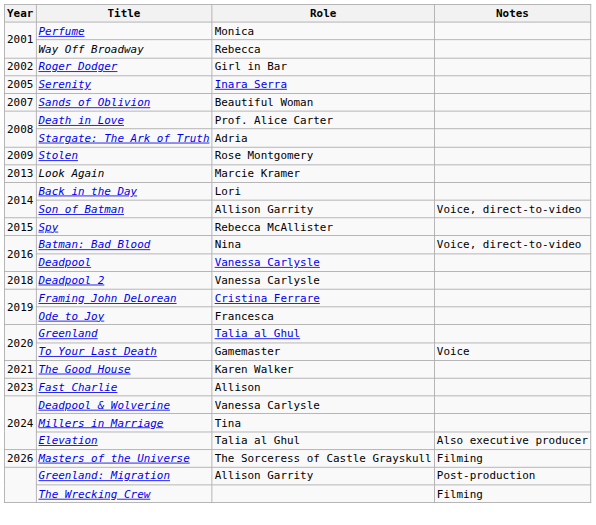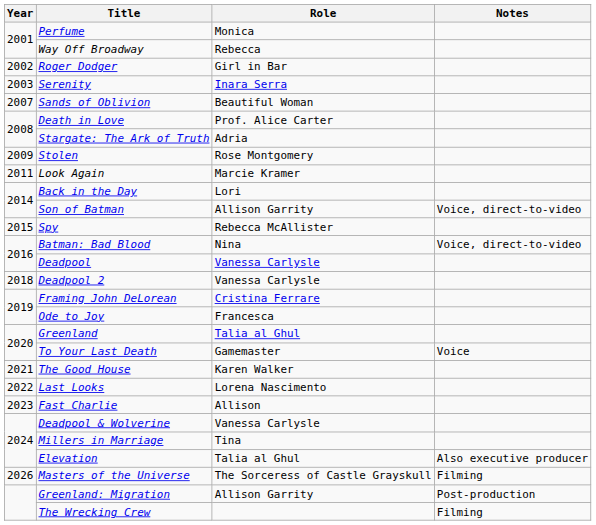(20, 85) 2005 -> (20, 85) 2003
(20, 173) 2013 -> (20, 173) 2011
+ row: (71, 387)
